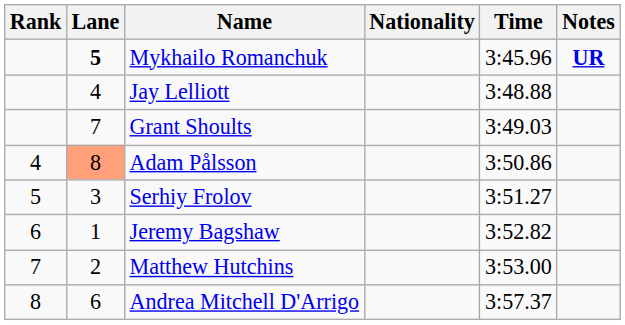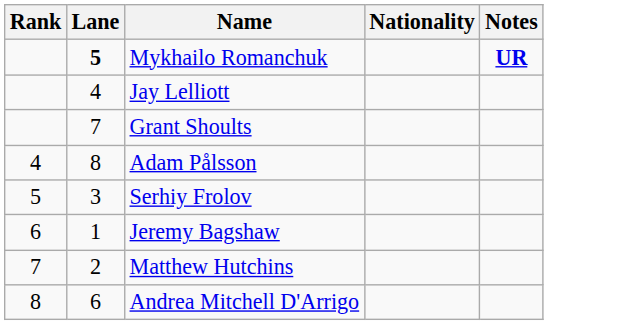- column: (518, 22)
(95, 162) lightsalmon background -> (95, 162) no background
